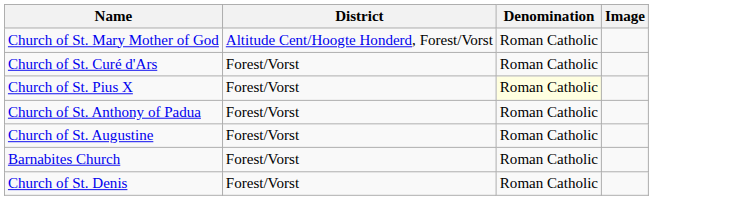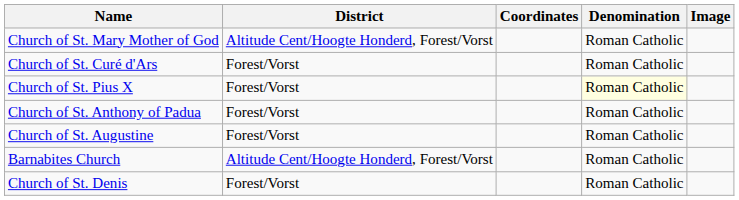+ column: (539, 16)
(262, 159) Forest/Vorst -> (359, 159) Altitude Cent/Hoogte Honderd, Forest/Vorst
